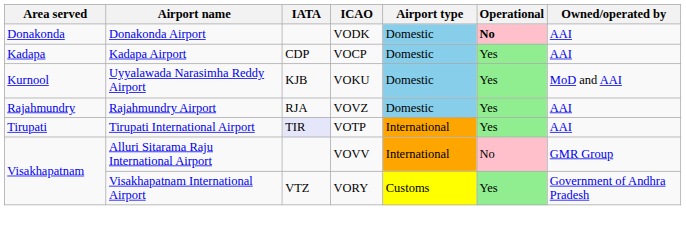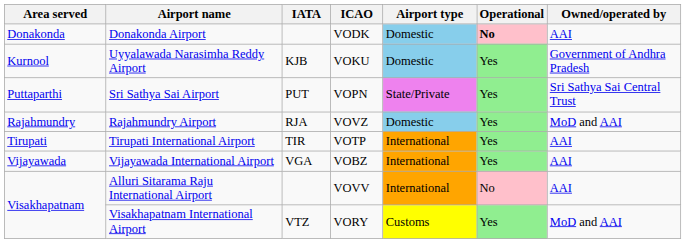- row: (148, 53)
(586, 80) MoD and AAI -> (608, 61) Government of Andhra Pradesh
+ row: (164, 94)
(561, 107) AAI -> (586, 121) MoD and AAI
(295, 127) lavender background -> (295, 141) no background
+ row: (191, 161)
(582, 154) GMR Group -> (561, 188) AAI
(608, 188) Government of Andhra Pradesh -> (586, 221) MoD and AAI
